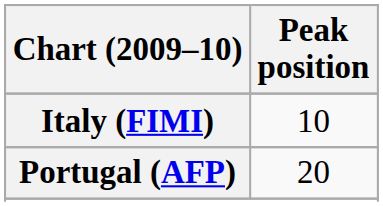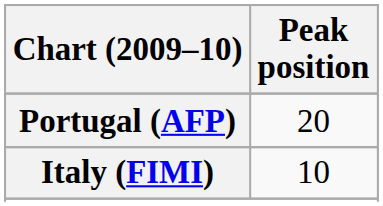rows swapped: (128, 119) <-> (128, 172)
